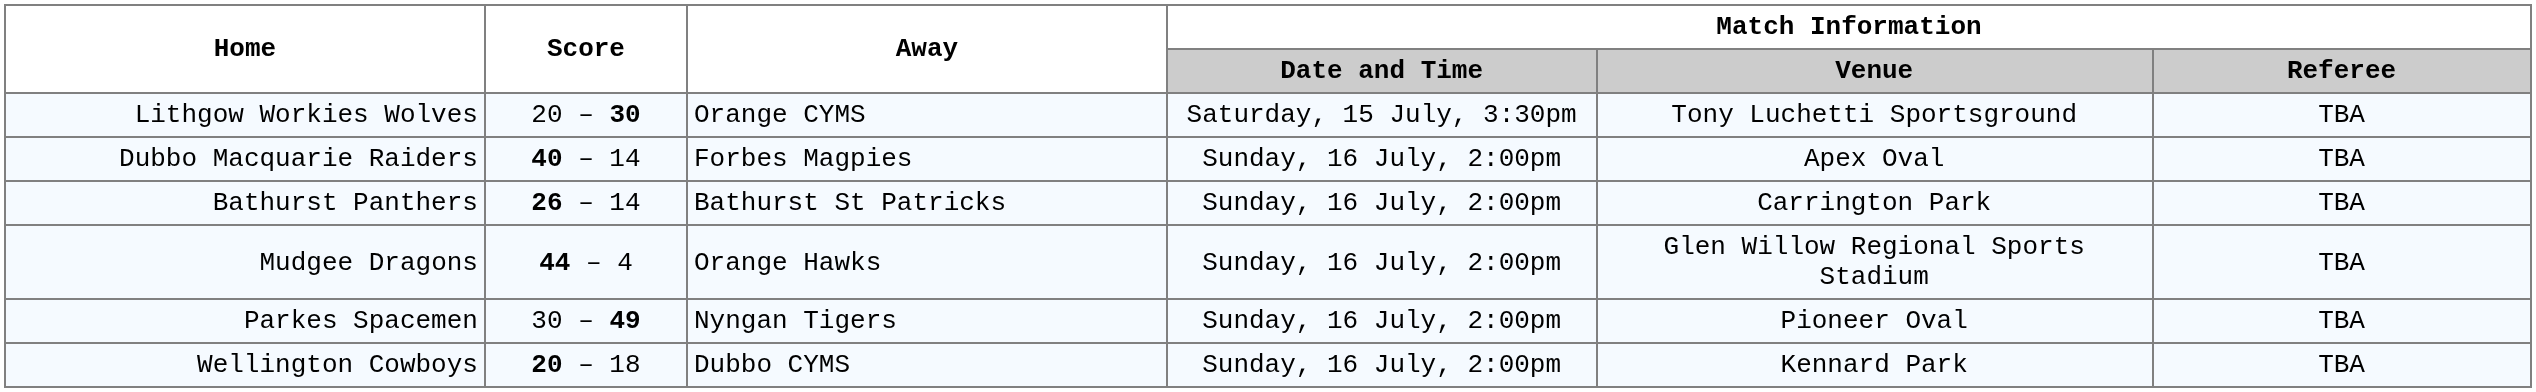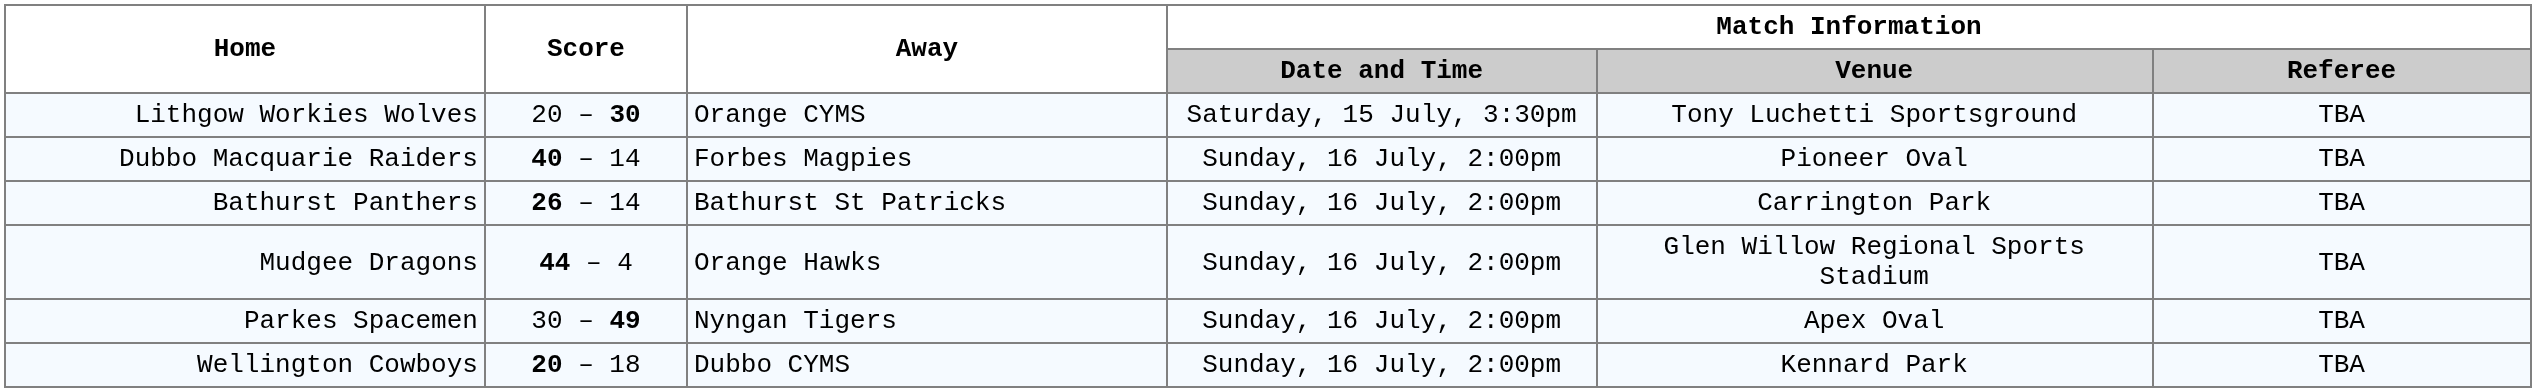(1874, 159) Apex Oval -> (1874, 159) Pioneer Oval
(1874, 321) Pioneer Oval -> (1874, 321) Apex Oval
